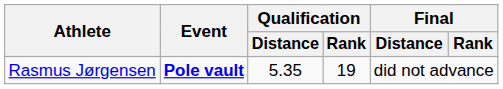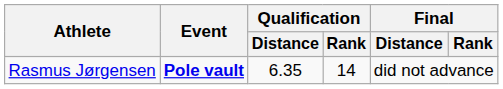(285, 71) 5.35 -> (285, 71) 6.35
(346, 71) 19 -> (346, 71) 14
